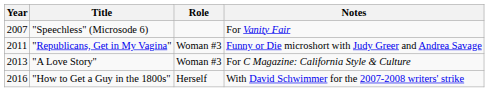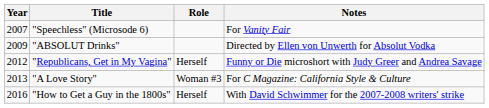+ row: (76, 45)
(17, 45) 2011 -> (17, 62) 2012
(199, 45) Woman #3 -> (192, 62) Herself
